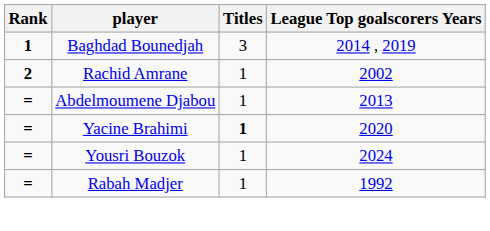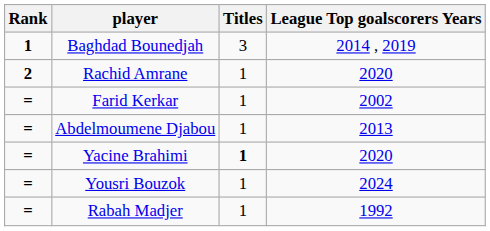(376, 73) 2002 -> (376, 73) 2020
+ row: (135, 101)
